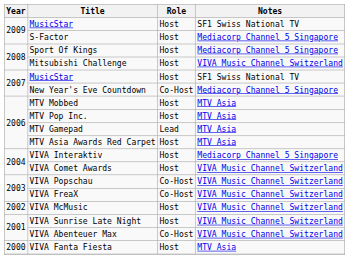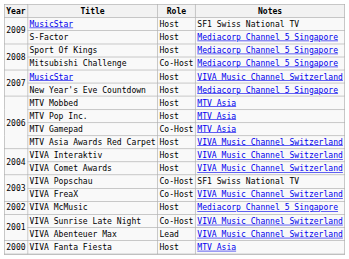(169, 63) Host -> (176, 63) Co-Host
(270, 63) VIVA Music Channel Switzerland -> (268, 63) Mediacorp Channel 5 Singapore
(248, 77) SF1 Swiss National TV -> (270, 77) VIVA Music Channel Switzerland
(176, 90) Co-Host -> (169, 90) Host
(169, 129) Lead -> (176, 129) Co-Host
(217, 142) MTV Asia -> (270, 142) VIVA Music Channel Switzerland
(268, 155) Mediacorp Channel 5 Singapore -> (270, 155) VIVA Music Channel Switzerland
(270, 182) VIVA Music Channel Switzerland -> (248, 182) SF1 Swiss National TV
(270, 208) VIVA Music Channel Switzerland -> (268, 208) Mediacorp Channel 5 Singapore
(169, 221) Host -> (176, 221) Co-Host
(176, 234) Co-Host -> (169, 234) Lead
